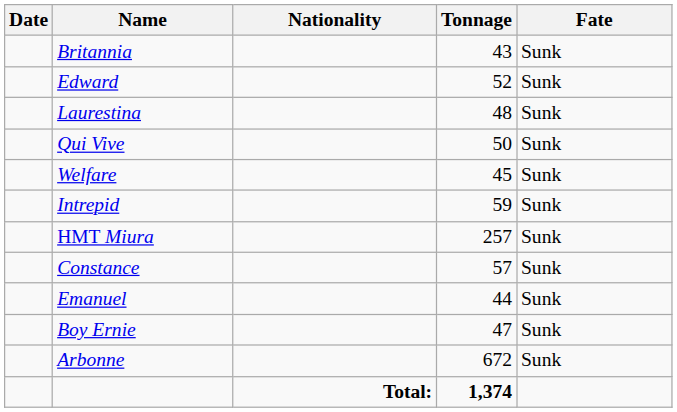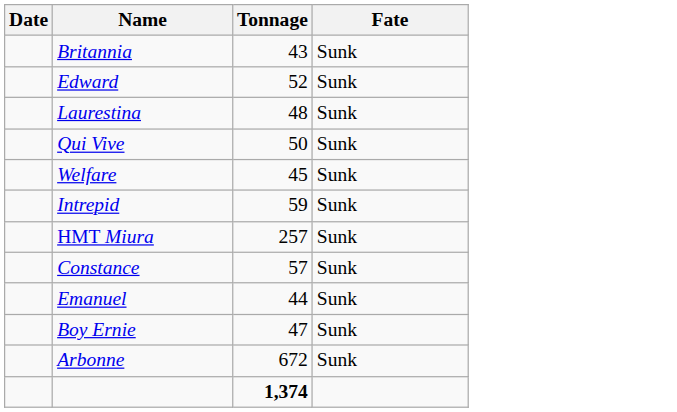- column: (335, 19)
